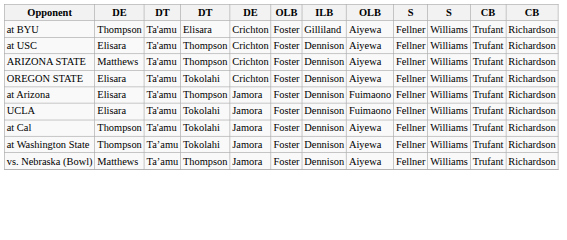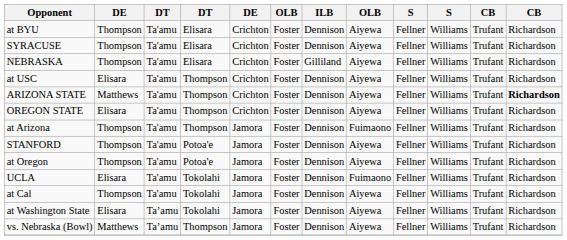(323, 29) Gilliland -> (324, 29) Dennison
+ row: (34, 45)
+ row: (35, 62)
(532, 62) normal -> (534, 95) bold
(201, 78) Tokolahi -> (205, 111) Thompson
(112, 95) Elisara -> (120, 128) Thompson
+ row: (34, 144)
+ row: (27, 161)
(120, 144) Thompson -> (112, 210) Elisara
